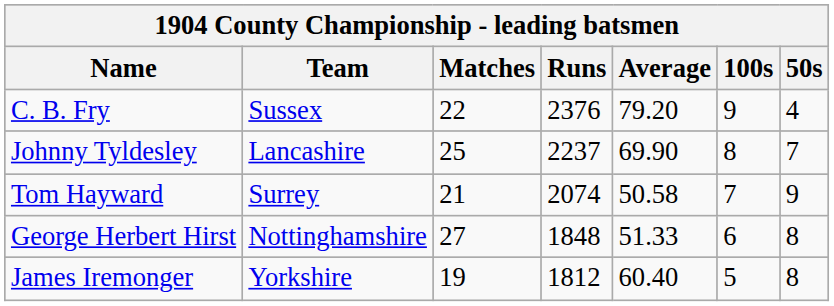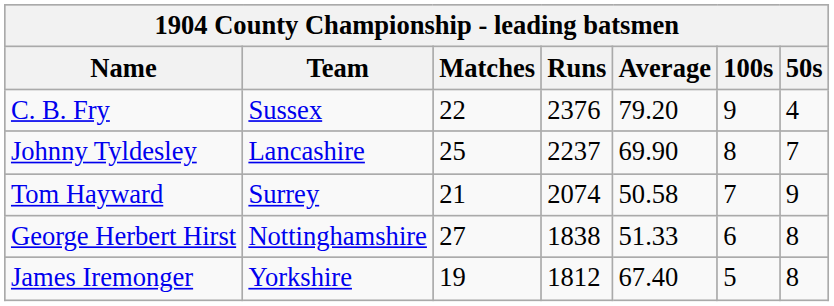(574, 236) 1848 -> (574, 236) 1838
(648, 278) 60.40 -> (648, 278) 67.40
